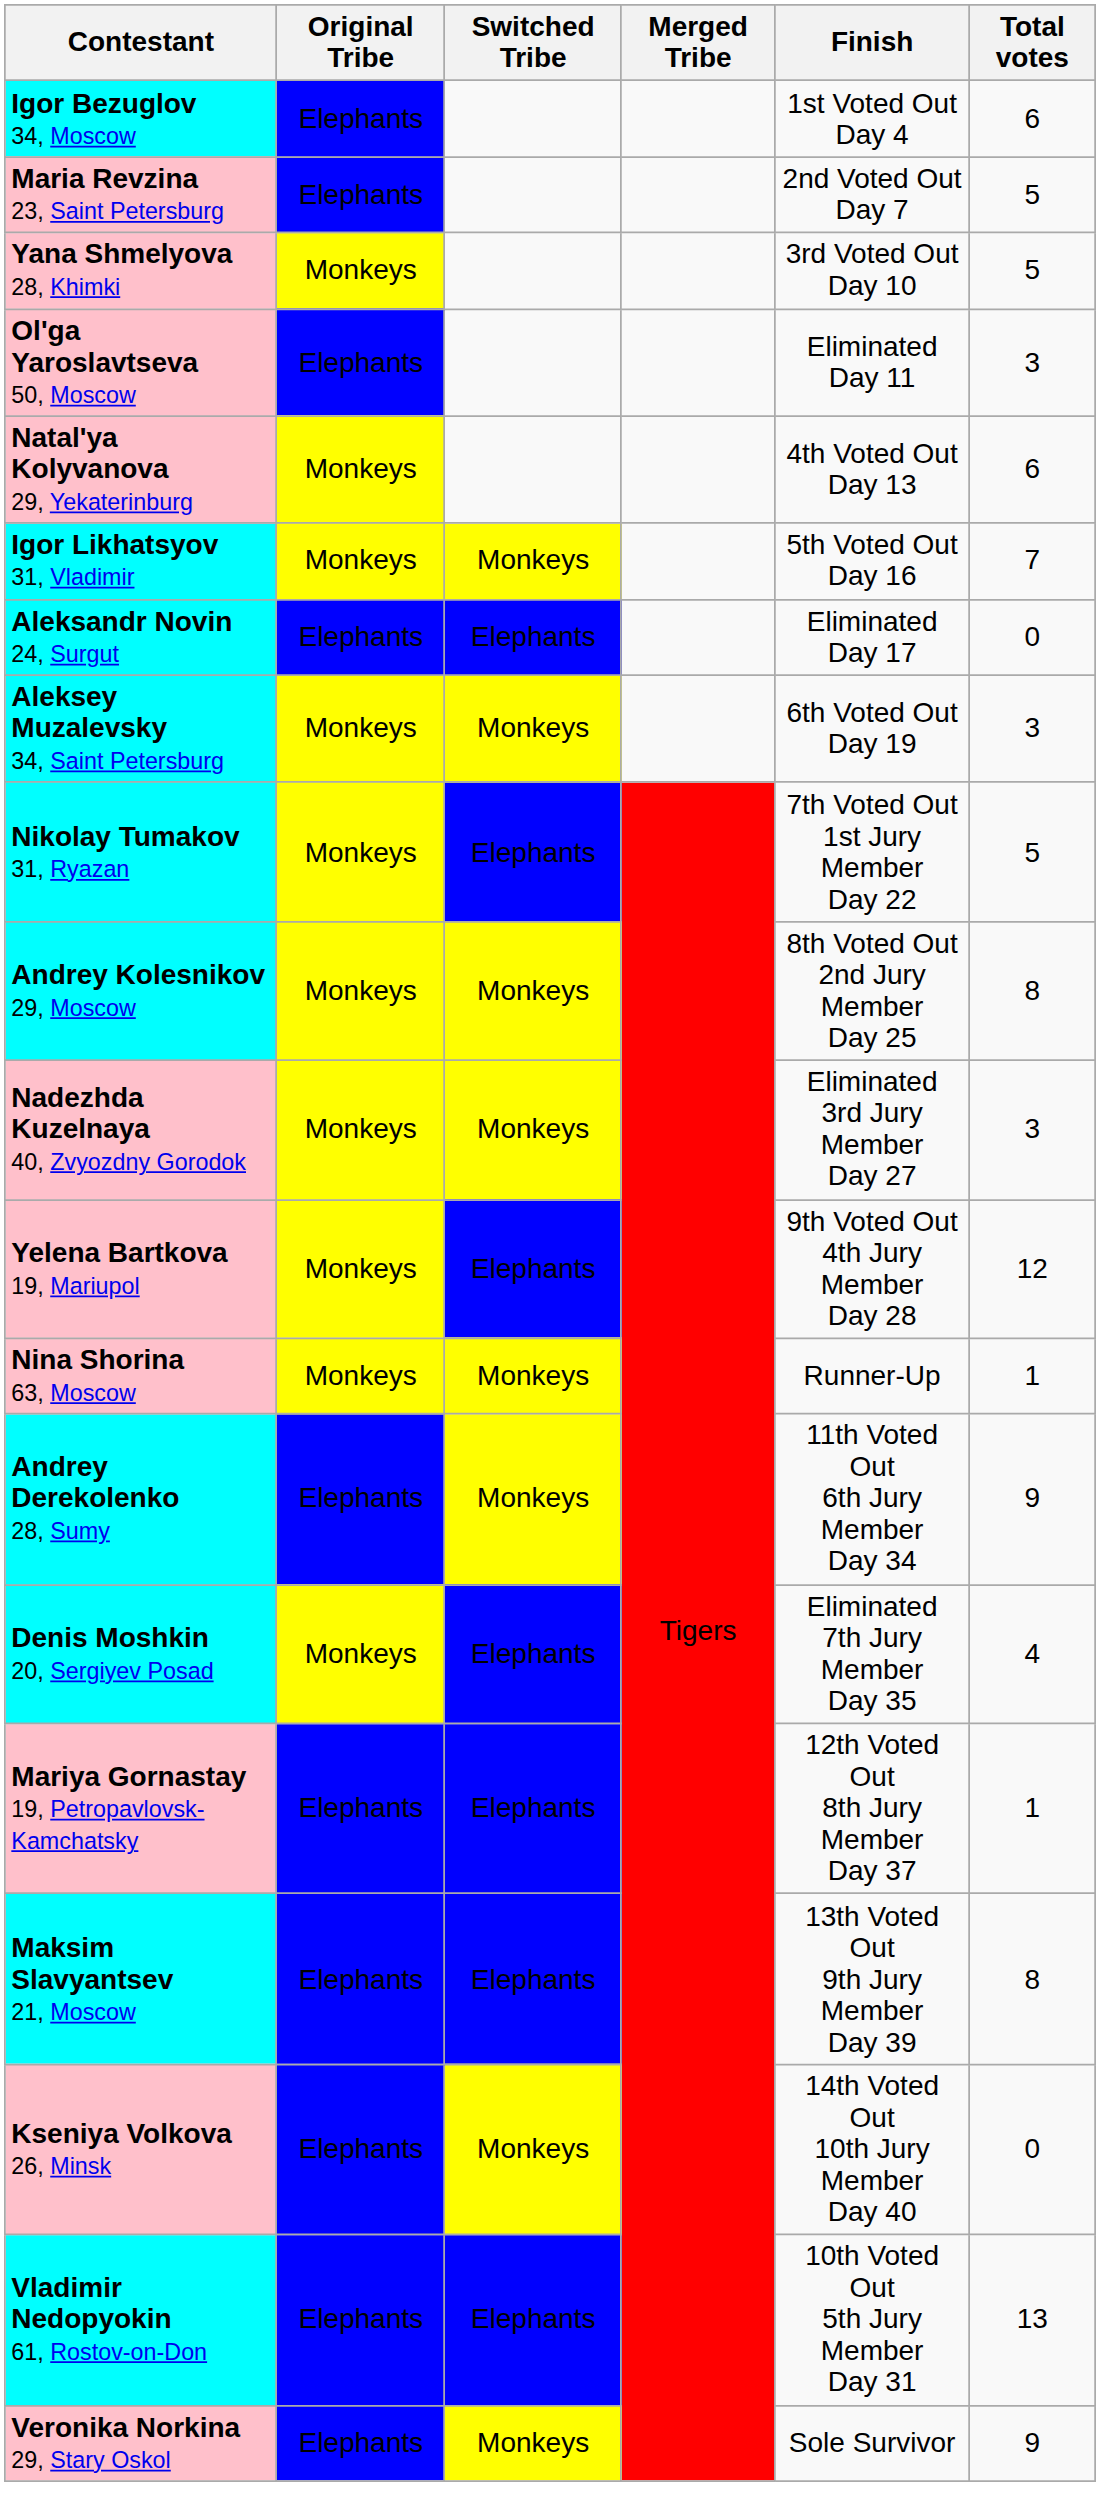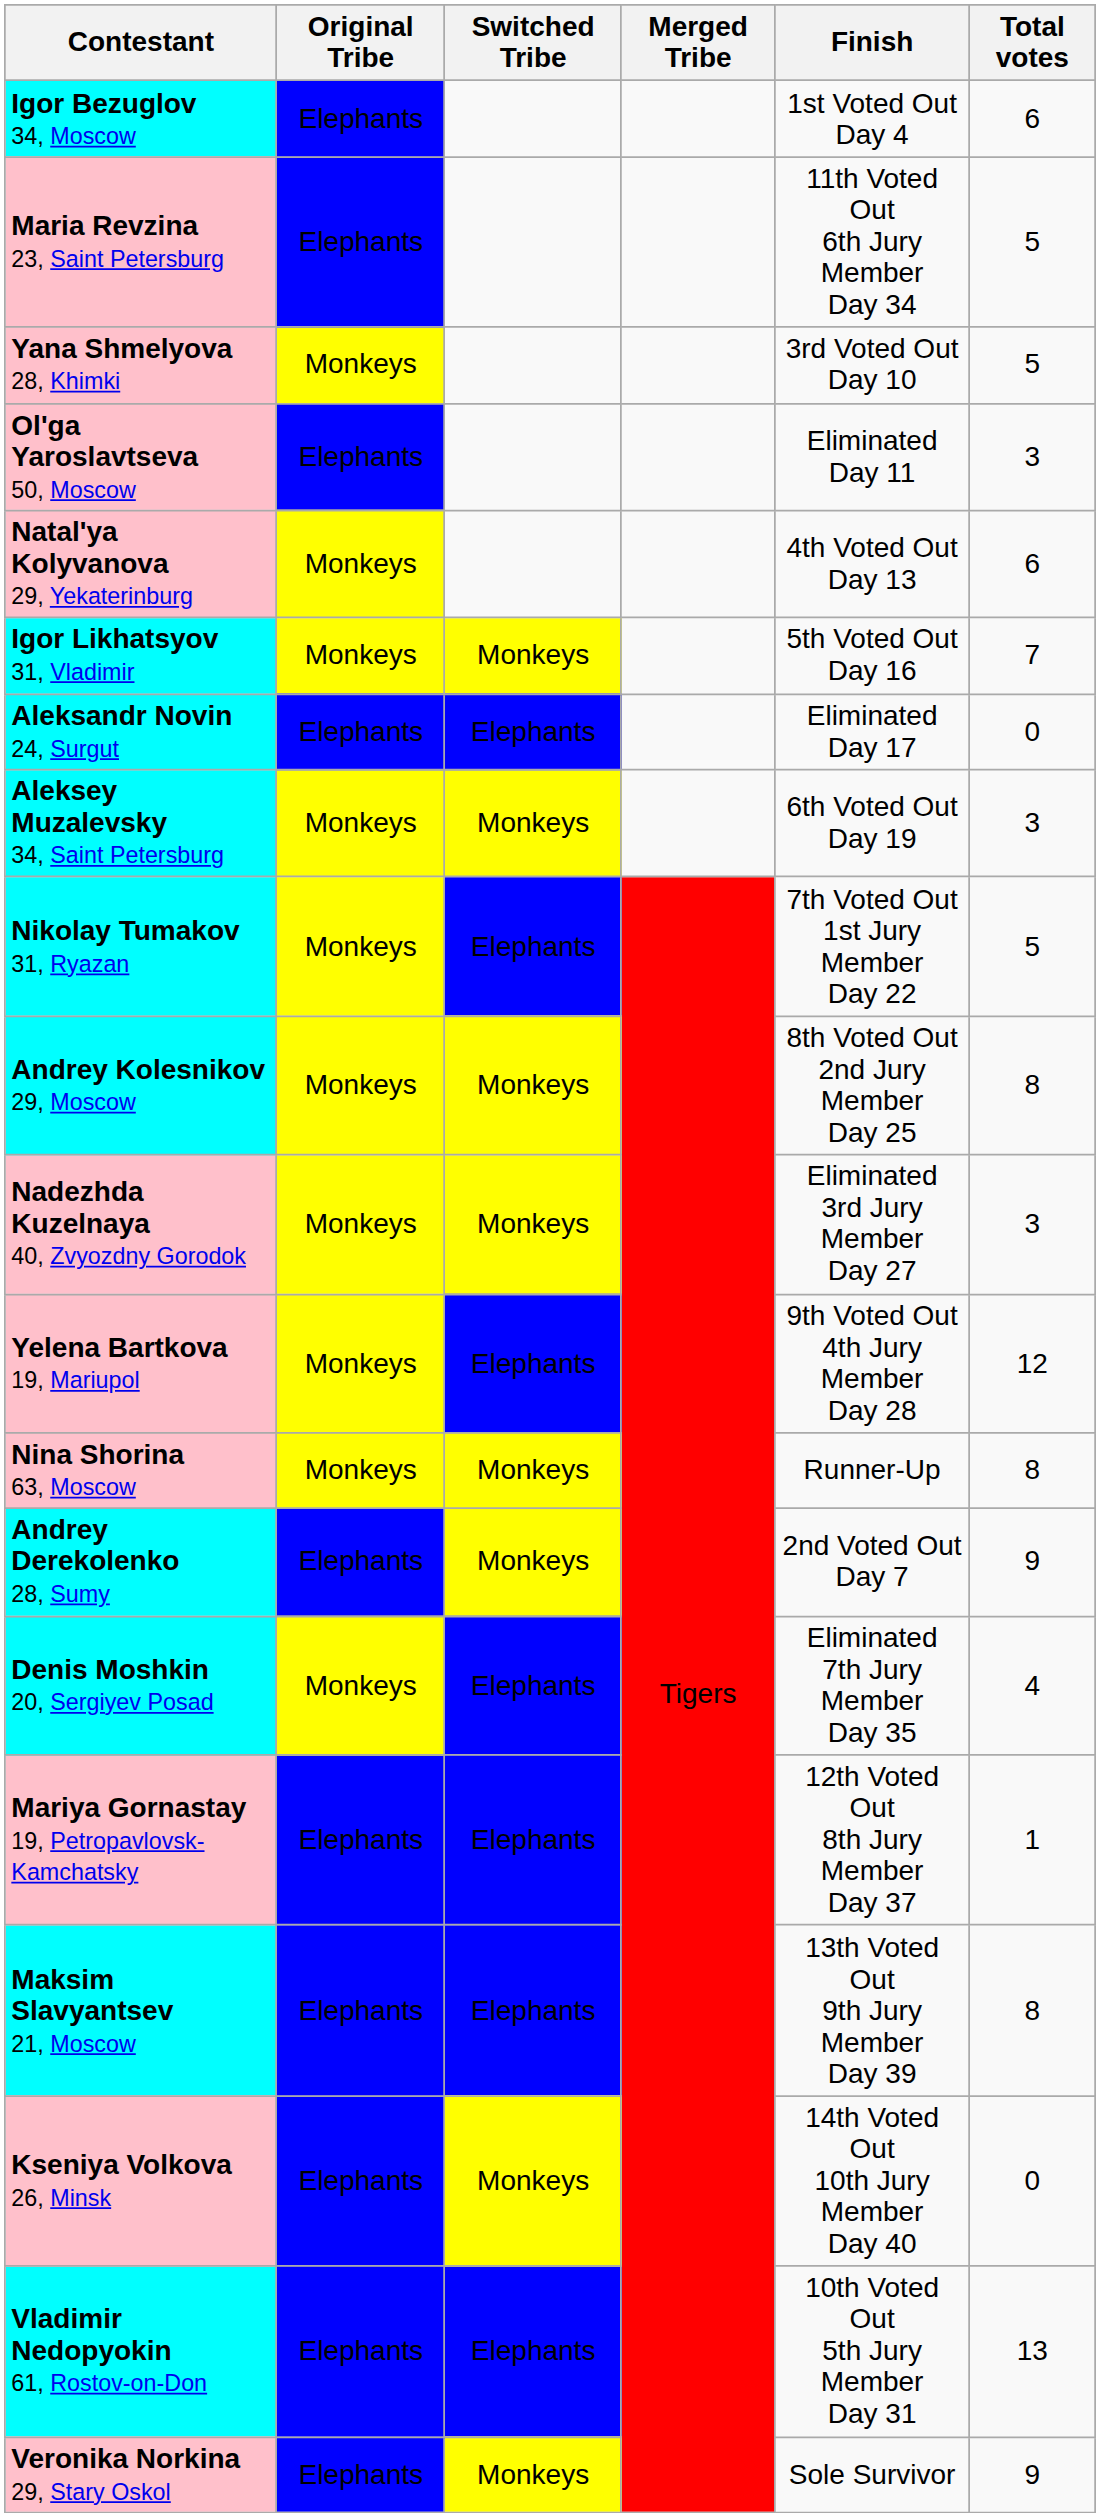(872, 194) 2nd Voted Out Day 7 -> (872, 241) 11th Voted Out 6th Jury Member Day 34
(1032, 1375) 1 -> (1032, 1470) 8
(872, 1498) 11th Voted Out 6th Jury Member Day 34 -> (872, 1561) 2nd Voted Out Day 7
